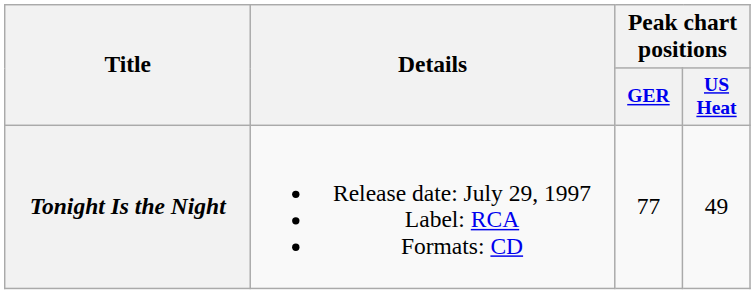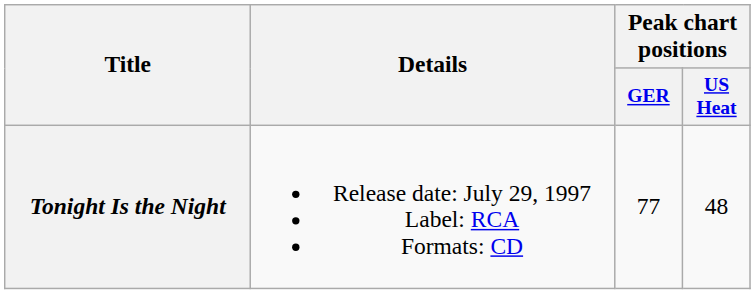(717, 206) 49 -> (717, 206) 48
